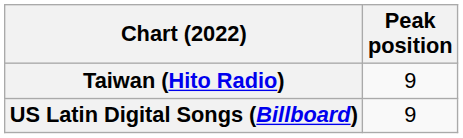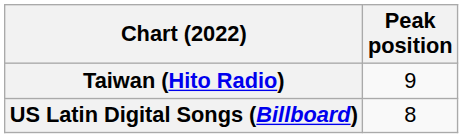(410, 115) 9 -> (410, 115) 8
